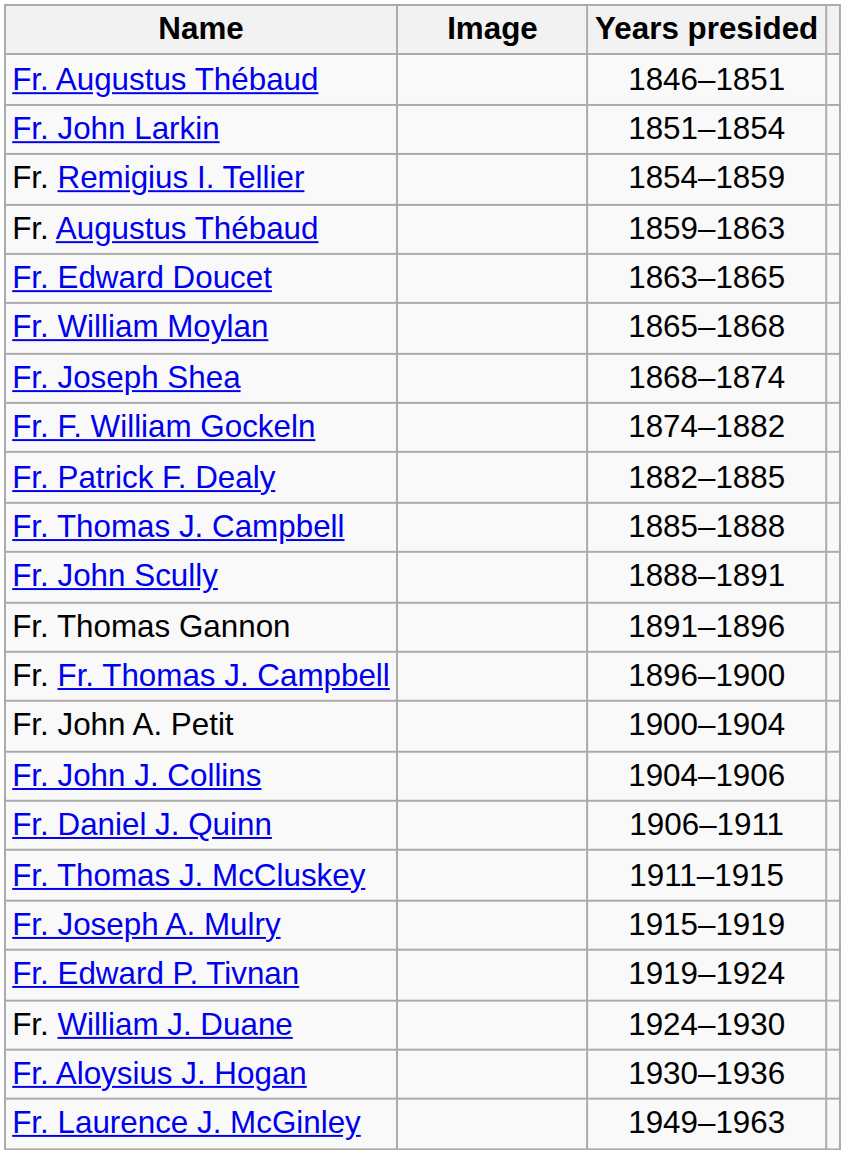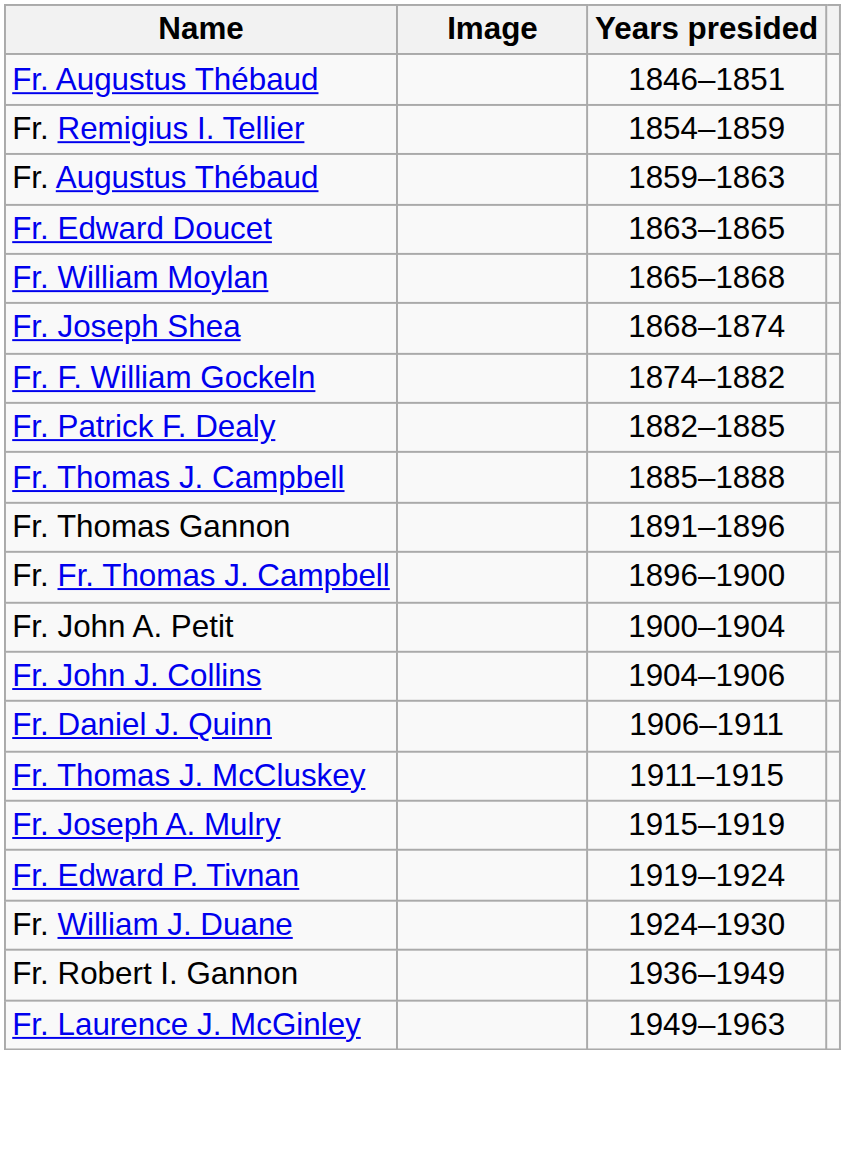- row: (116, 128)
- row: (115, 576)
- row: (159, 1073)
+ row: (155, 974)
